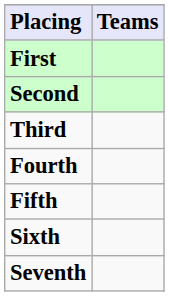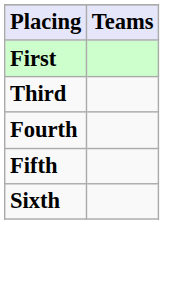- row: (44, 93)
- row: (48, 272)
